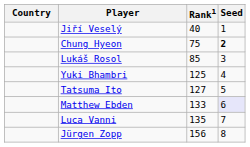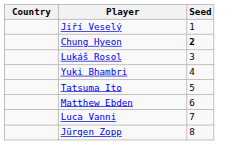- column: (203, 13)
(223, 104) lavender background -> (192, 102) no background
